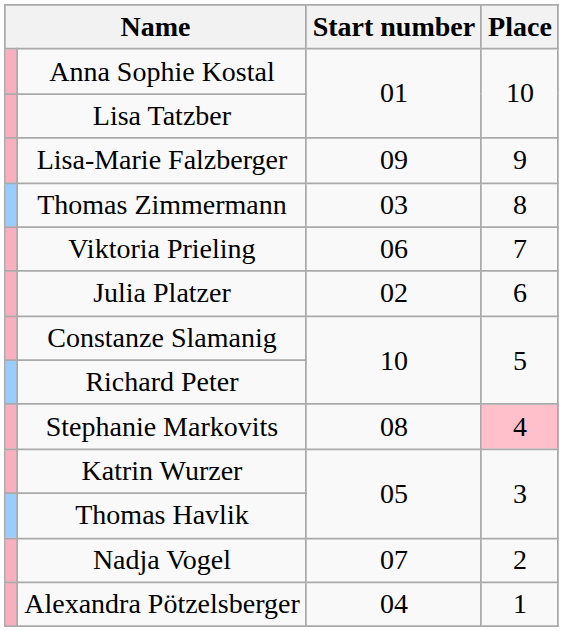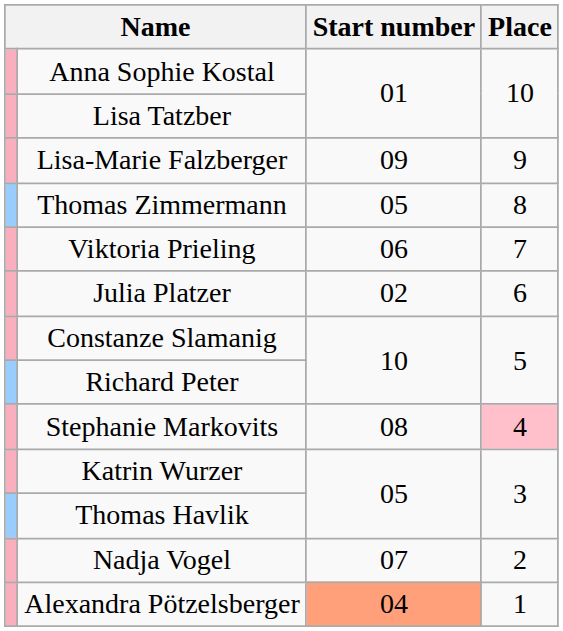(394, 204) 03 -> (394, 204) 05
(394, 603) no background -> (394, 603) lightsalmon background
